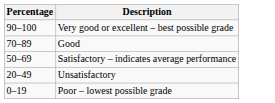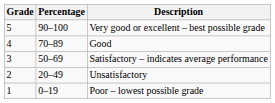+ column: (20, 12)
